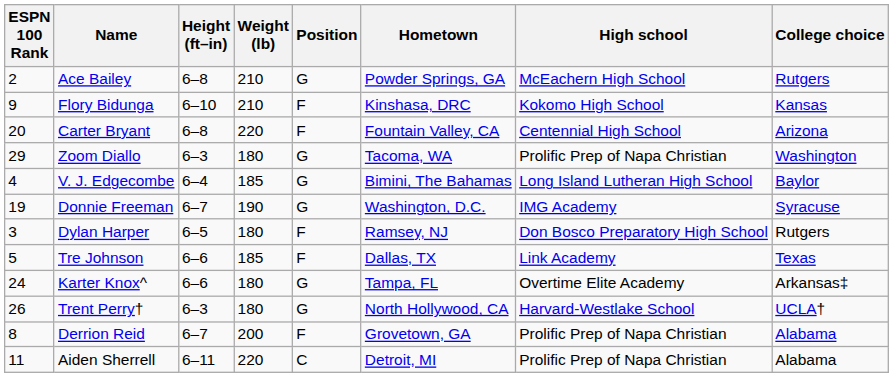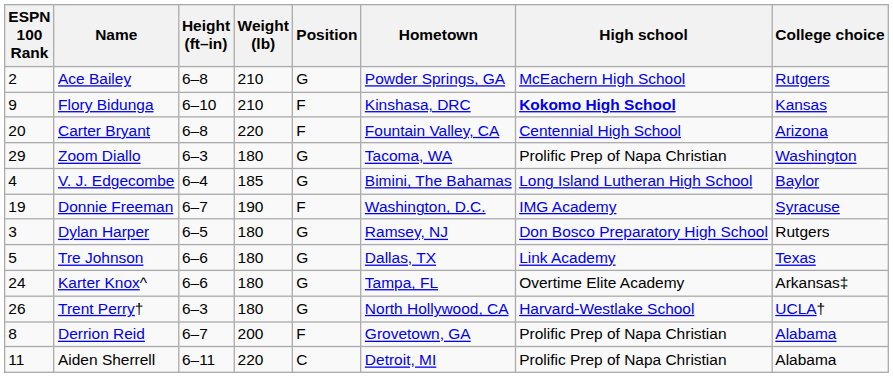(591, 105) normal -> (597, 105) bold
(302, 207) G -> (301, 207) F
(301, 232) F -> (302, 232) G
(250, 258) 185 -> (250, 258) 180
(301, 258) F -> (302, 258) G
